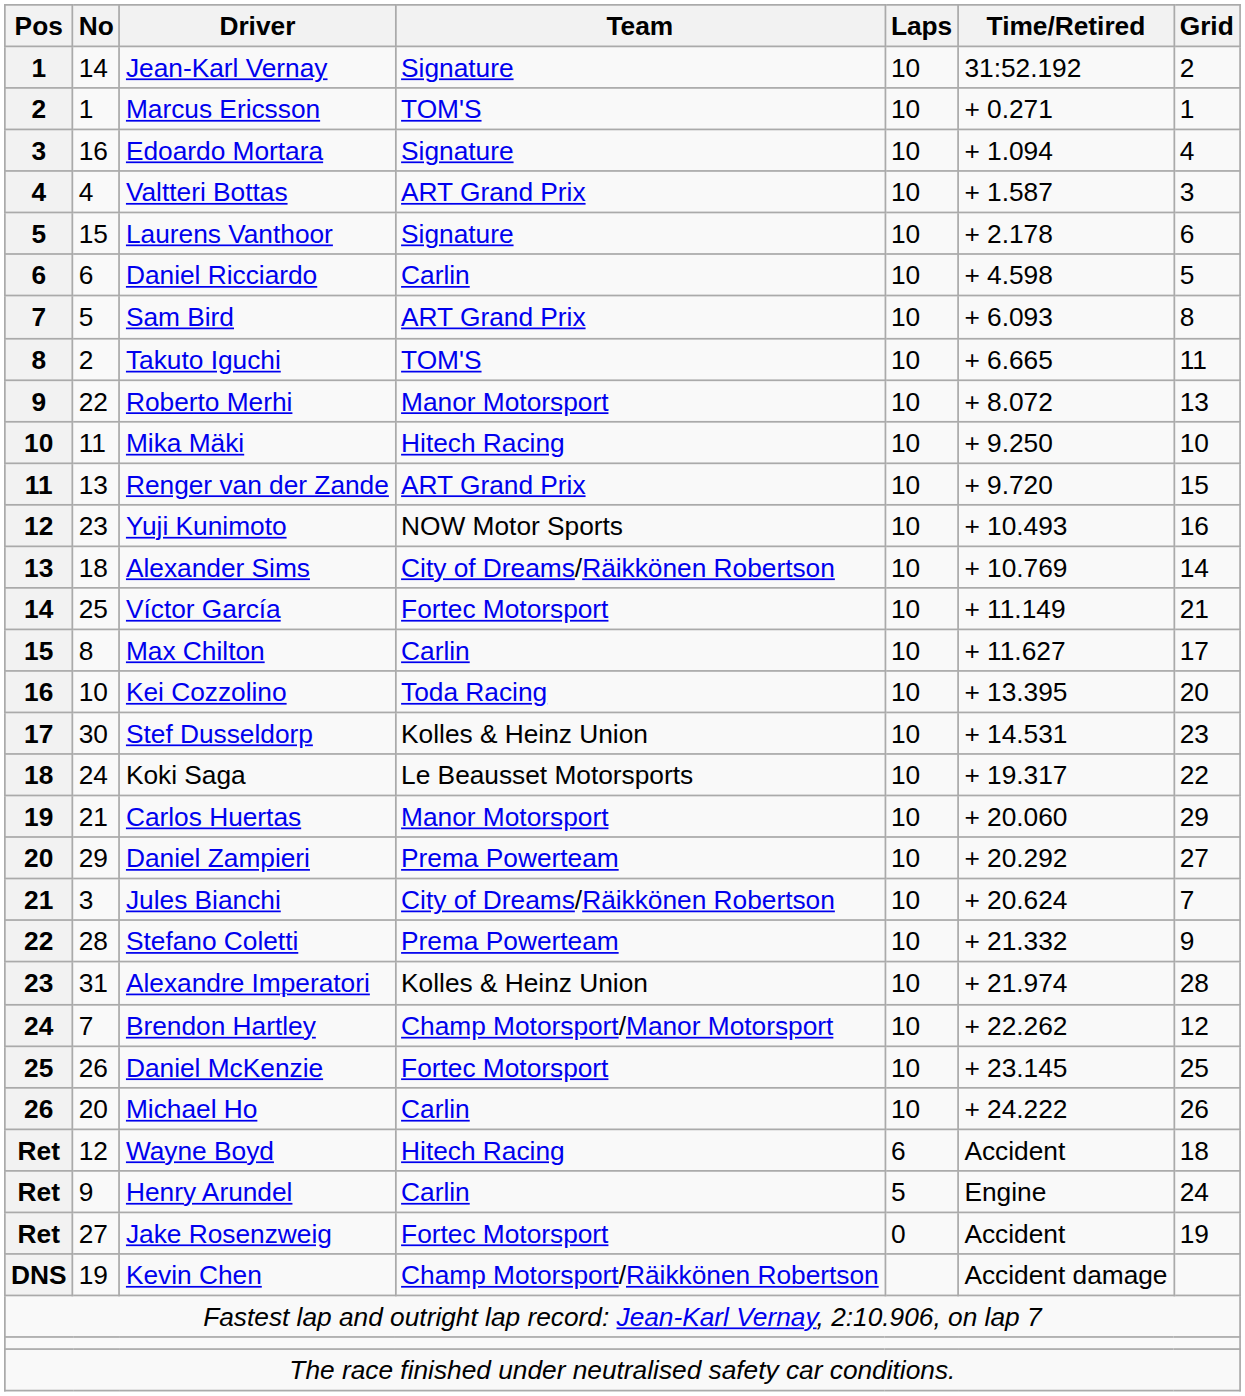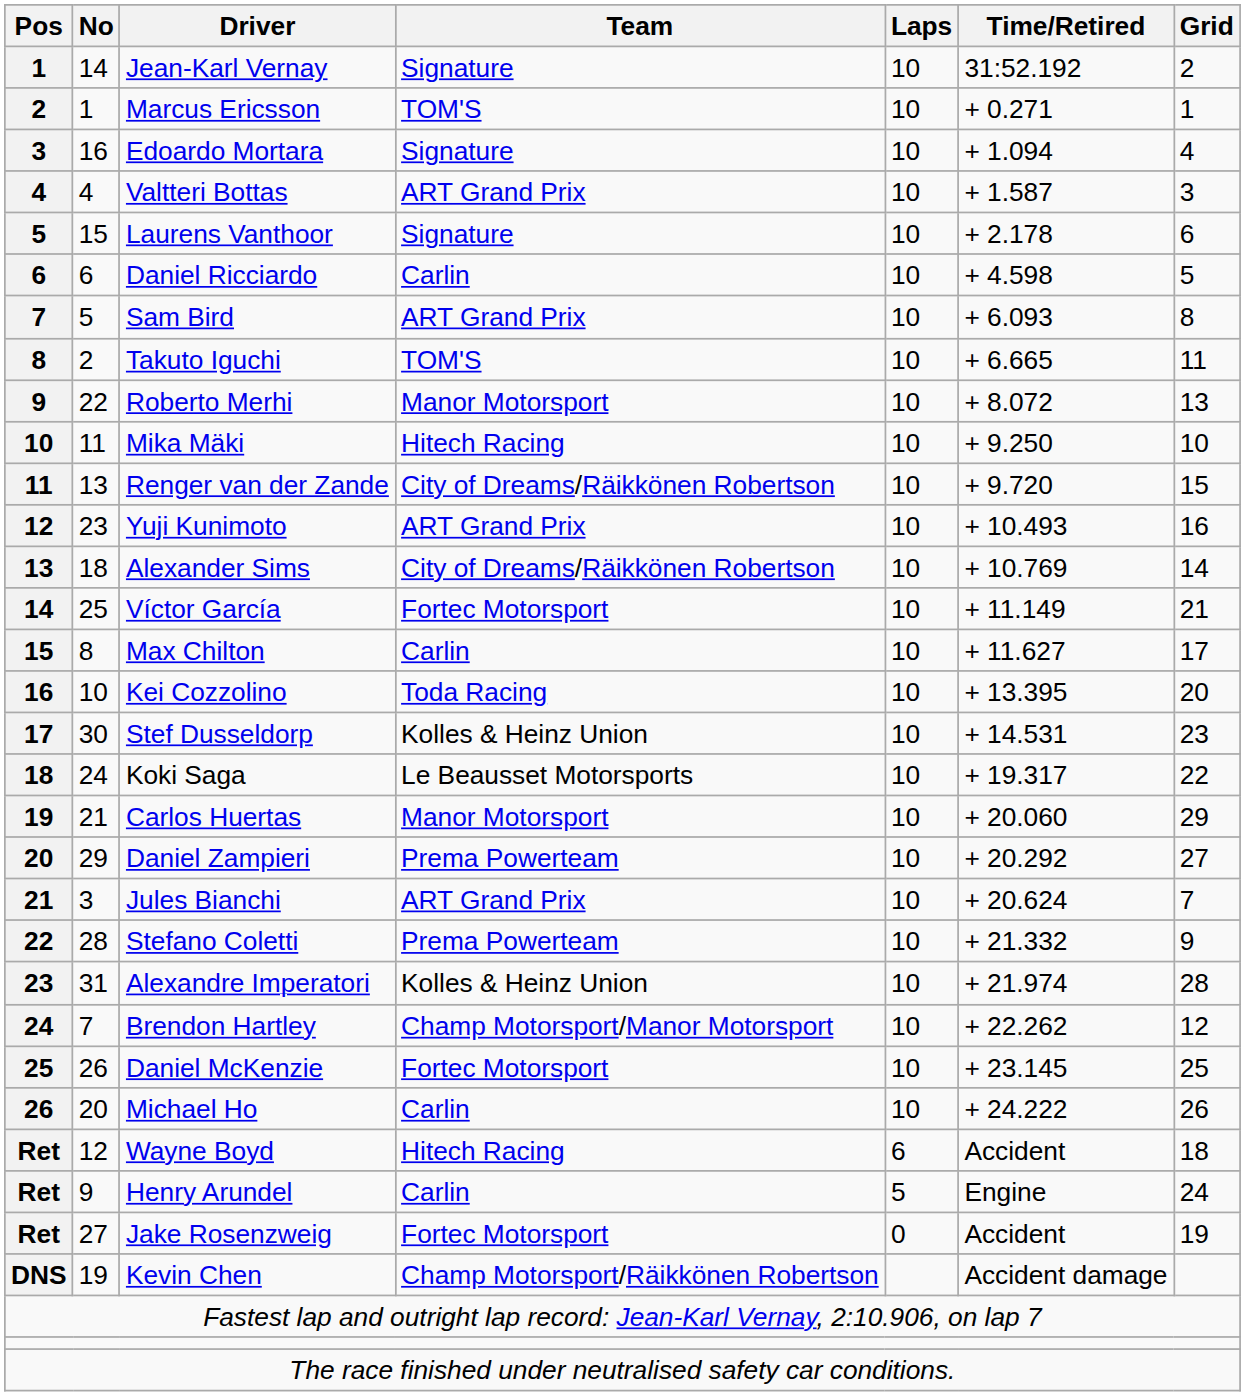(493, 484) ART Grand Prix -> (618, 484) City of Dreams/Räikkönen Robertson
(512, 525) NOW Motor Sports -> (493, 525) ART Grand Prix
(618, 900) City of Dreams/Räikkönen Robertson -> (493, 900) ART Grand Prix
